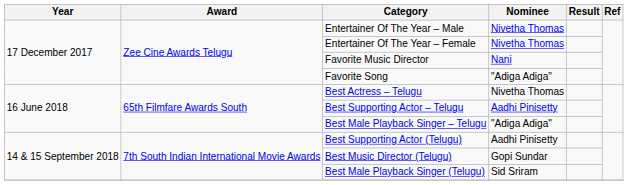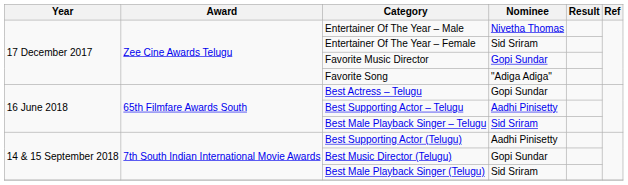(528, 44) Nivetha Thomas -> (514, 44) Sid Sriram
(501, 60) Nani -> (519, 60) Gopi Sundar
(528, 92) Nivetha Thomas -> (519, 92) Gopi Sundar
(521, 124) "Adiga Adiga" -> (514, 124) Sid Sriram
